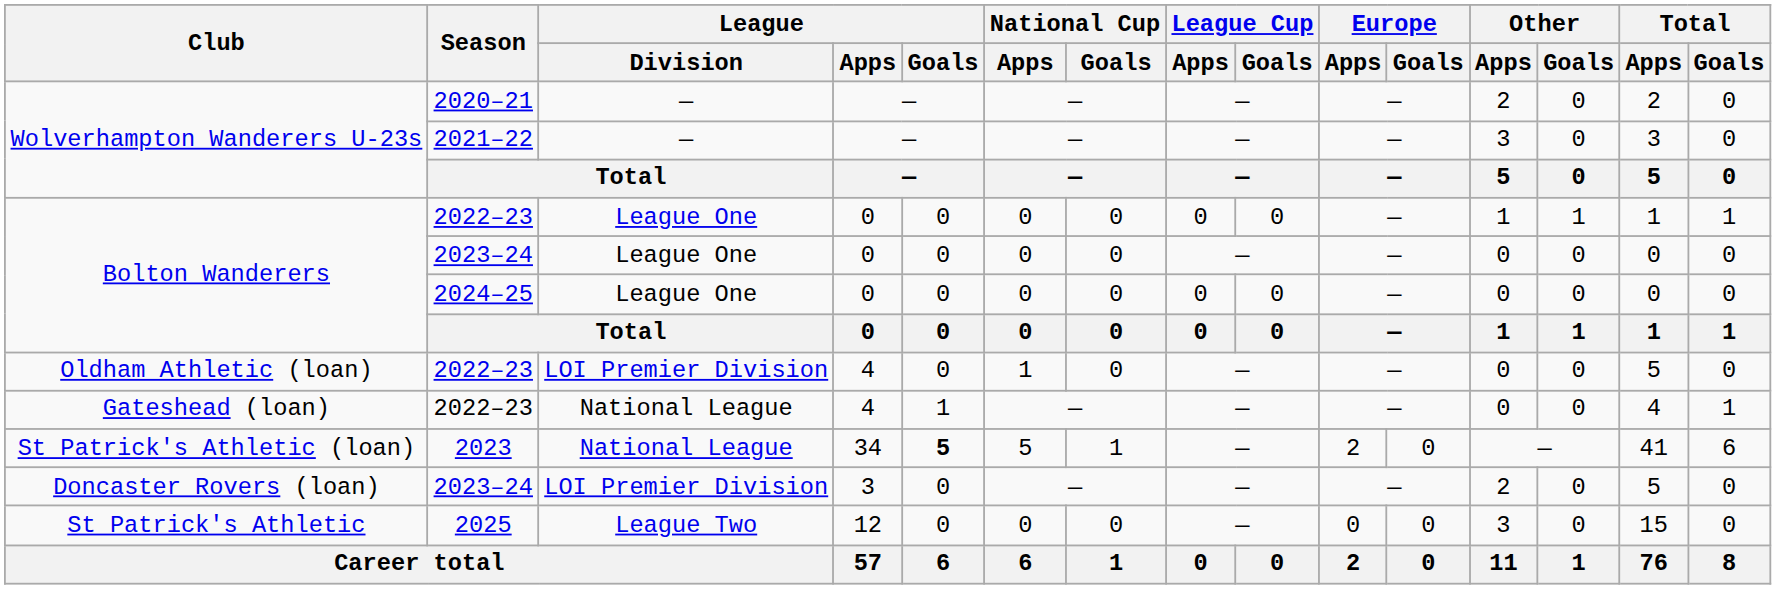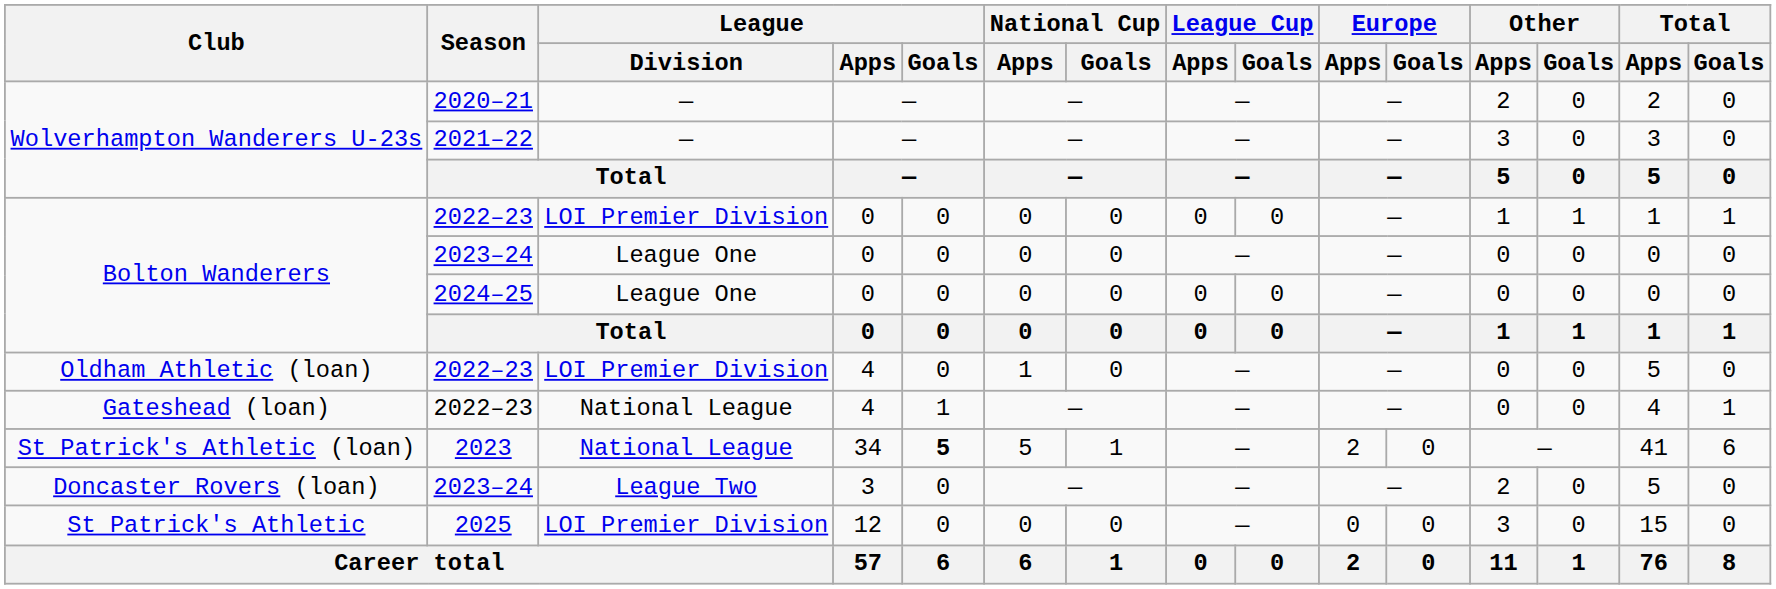(686, 217) League One -> (686, 217) LOI Premier Division
(686, 487) LOI Premier Division -> (686, 487) League Two
(686, 525) League Two -> (686, 525) LOI Premier Division
